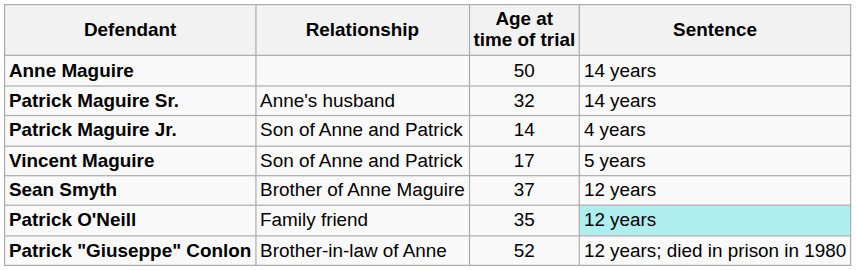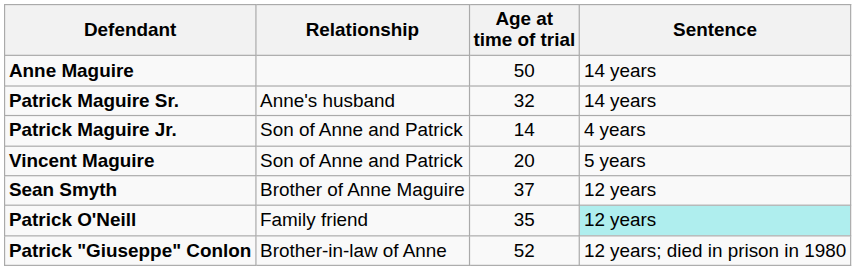(524, 160) 17 -> (524, 160) 20
